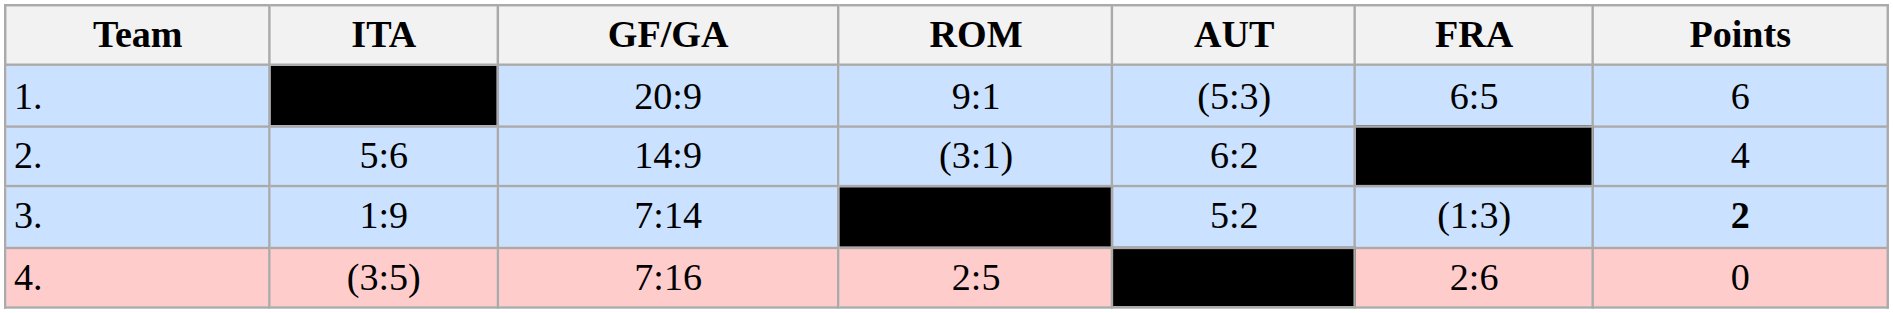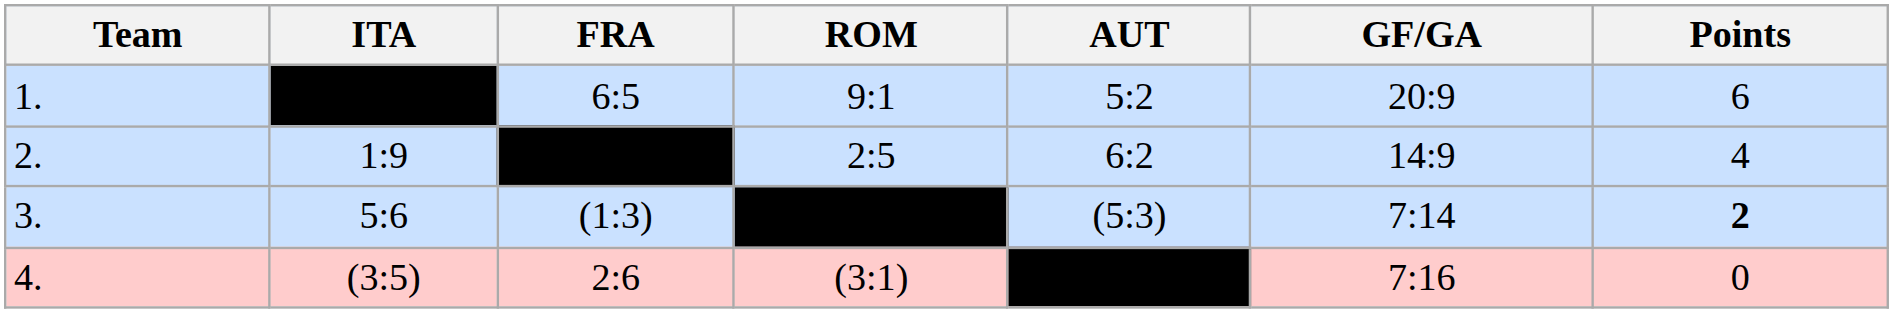columns swapped: (1474, 34) <-> (668, 34)
(1234, 95) (5:3) -> (1129, 95) 5:2
(384, 155) 5:6 -> (384, 155) 1:9
(976, 155) (3:1) -> (871, 155) 2:5
(384, 215) 1:9 -> (384, 215) 5:6
(1234, 215) 5:2 -> (1129, 215) (5:3)
(976, 276) 2:5 -> (871, 276) (3:1)
